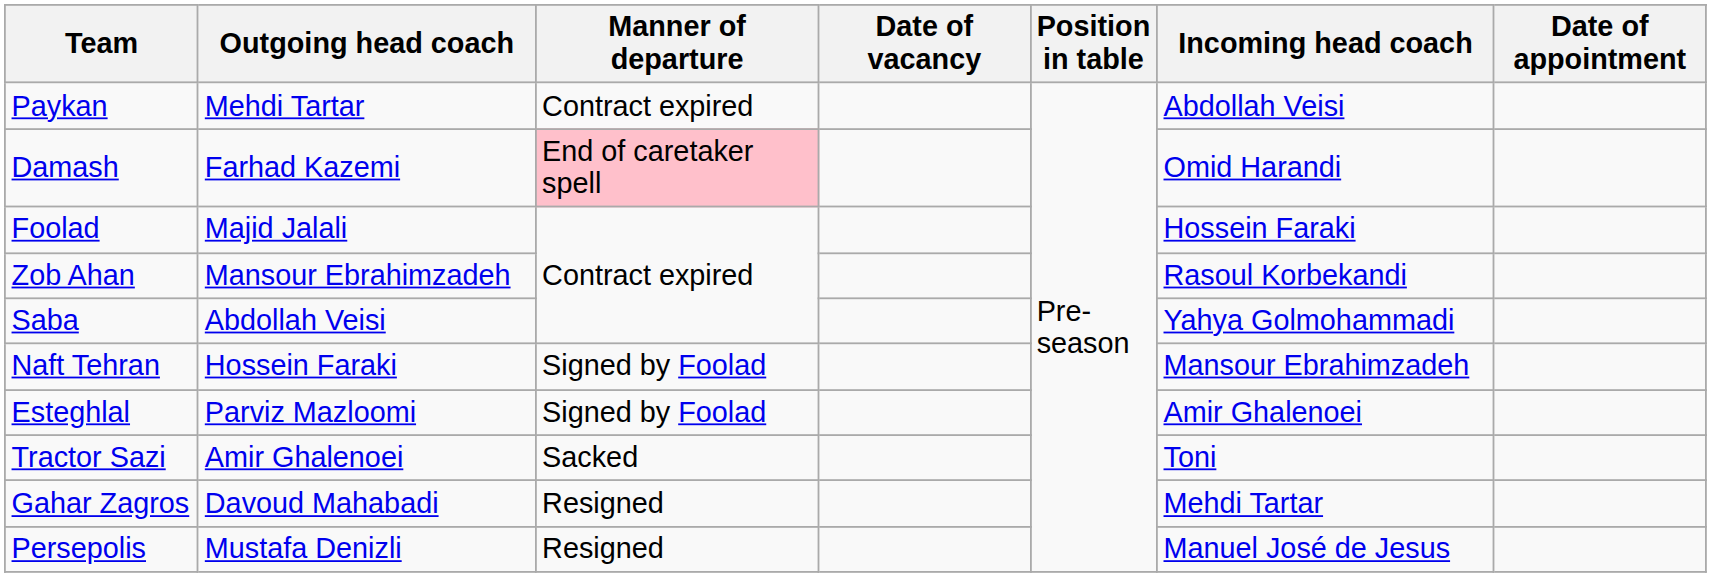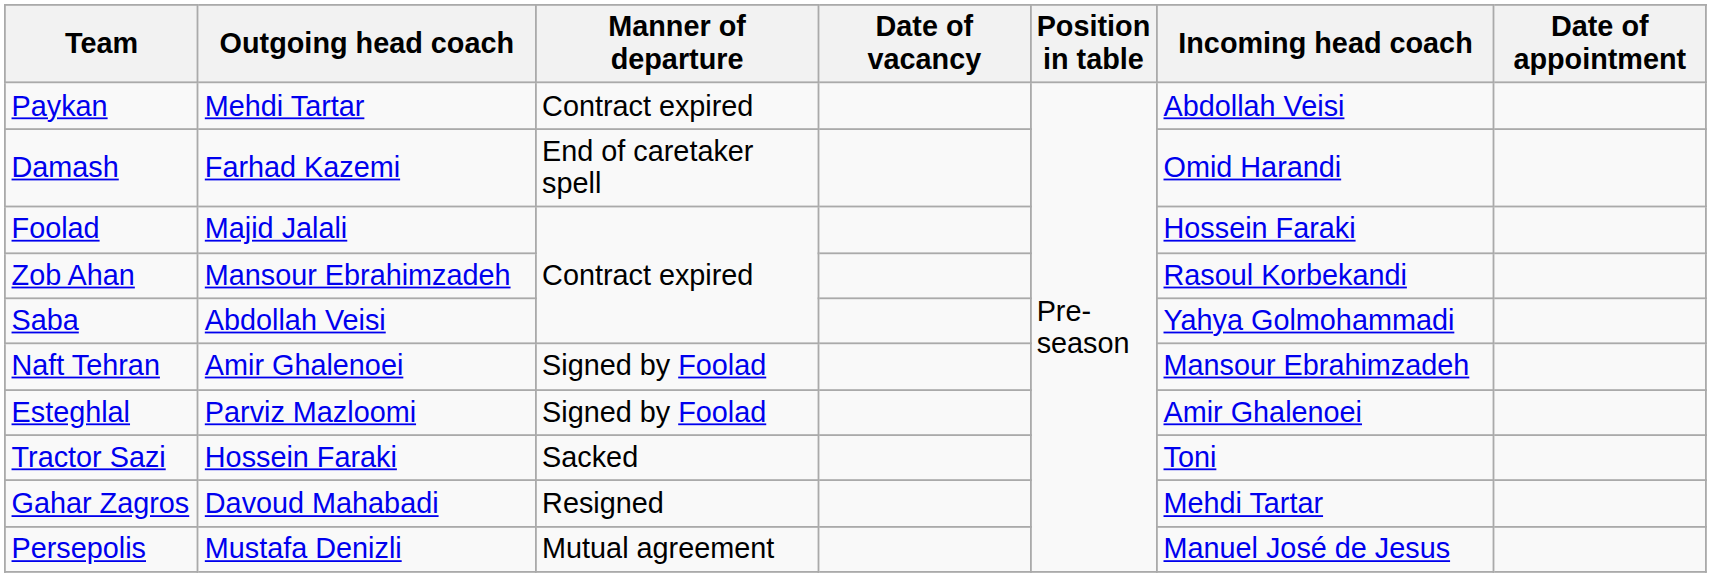(648, 167) pink background -> (648, 167) no background
(301, 366) Hossein Faraki -> (304, 366) Amir Ghalenoei
(304, 457) Amir Ghalenoei -> (301, 457) Hossein Faraki
(603, 548) Resigned -> (658, 548) Mutual agreement
